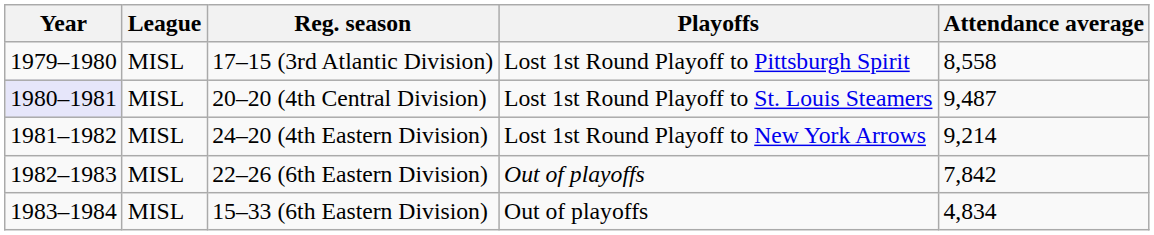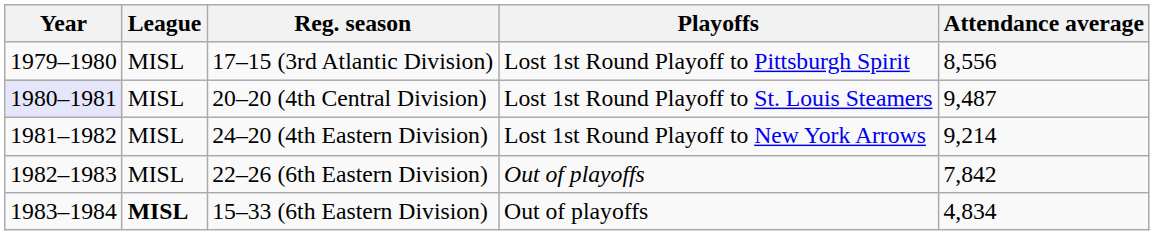(970, 60) 8,558 -> (970, 60) 8,556
(156, 211) normal -> (158, 211) bold
